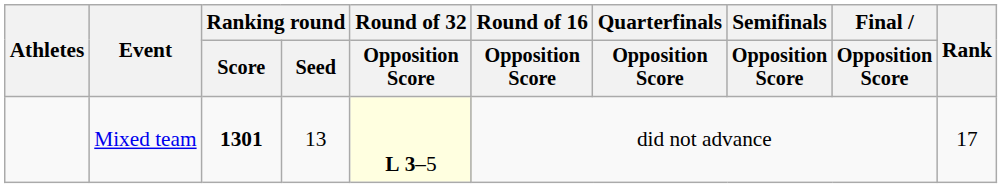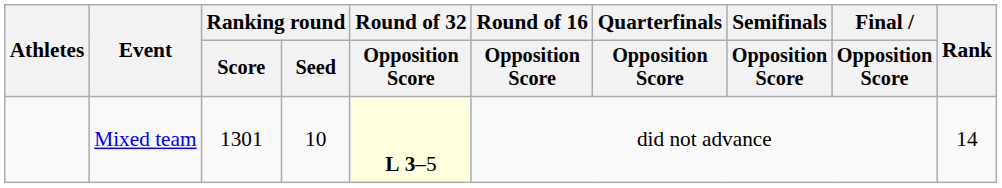(241, 139) bold -> (241, 139) normal
(316, 139) 13 -> (316, 139) 10
(967, 139) 17 -> (967, 139) 14
